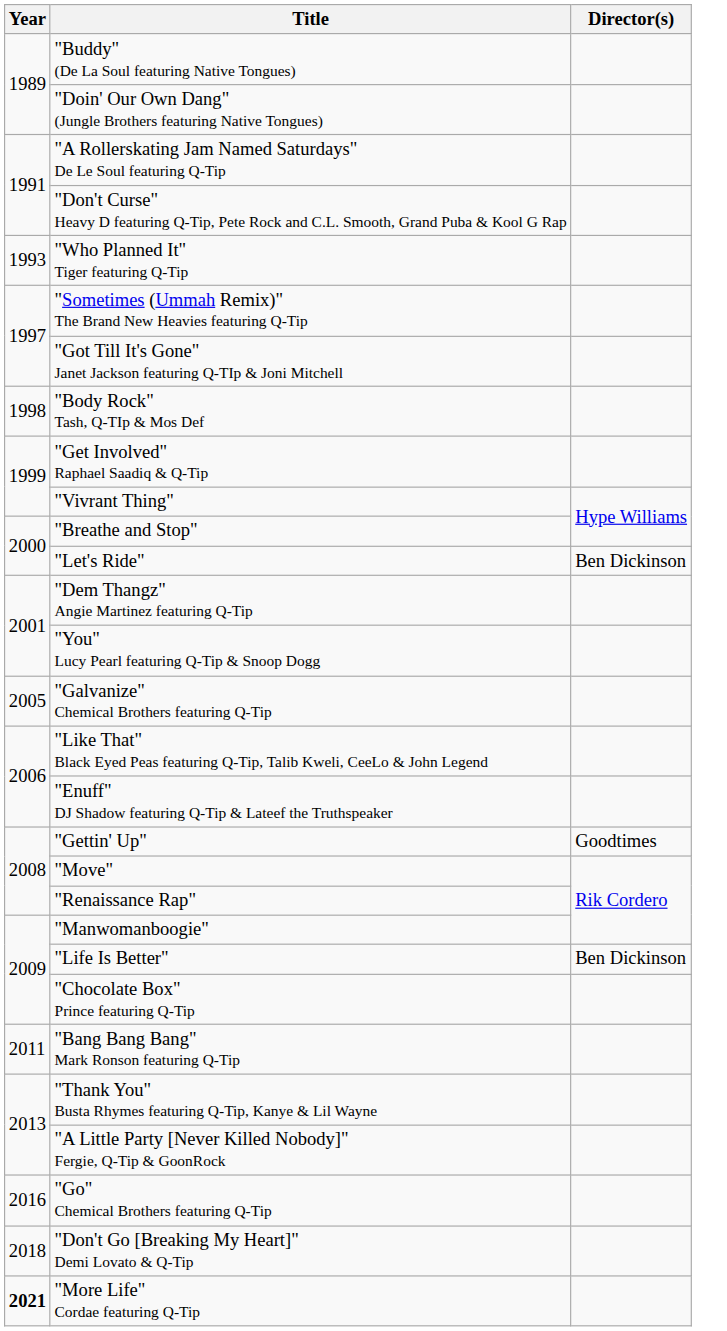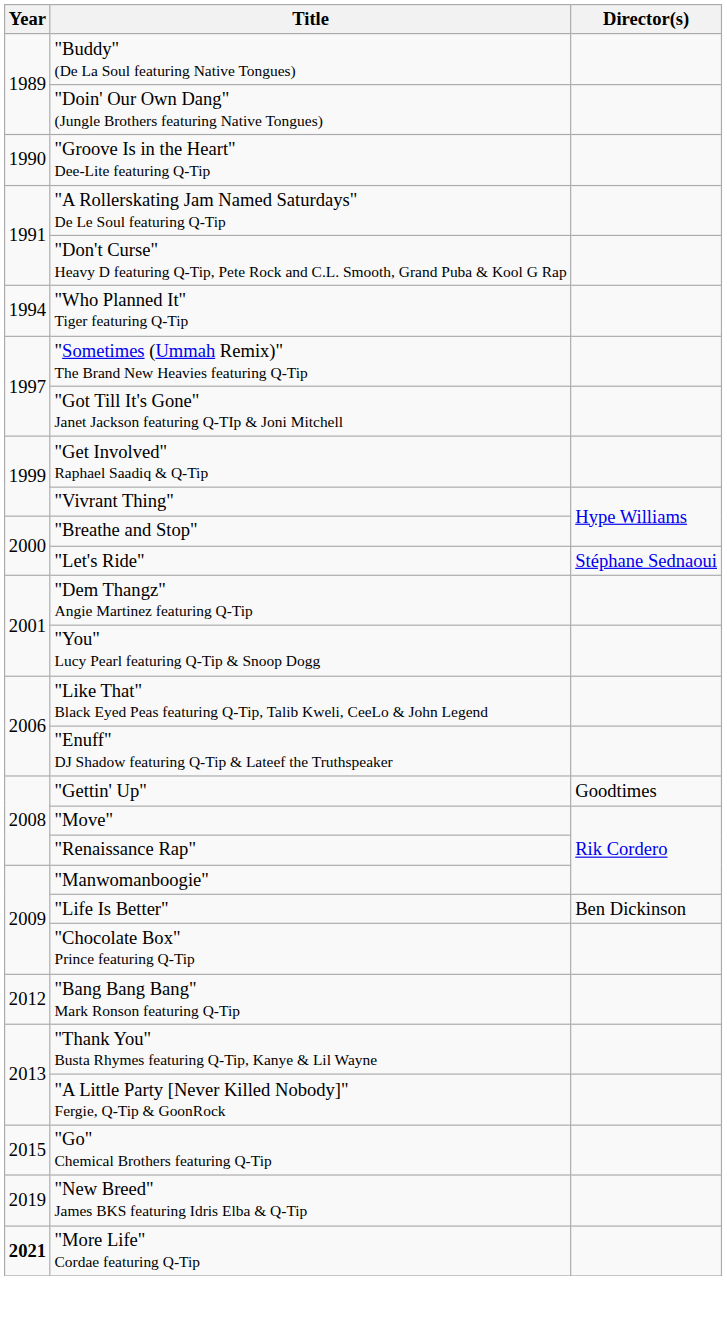+ row: (145, 159)
(27, 260) 1993 -> (27, 310) 1994
- row: (129, 411)
(631, 560) Ben Dickinson -> (646, 560) Stéphane Sednaoui
- row: (163, 700)
(27, 1049) 2011 -> (27, 998) 2012
(27, 1200) 2016 -> (27, 1149) 2015
- row: (177, 1250)
+ row: (181, 1200)
